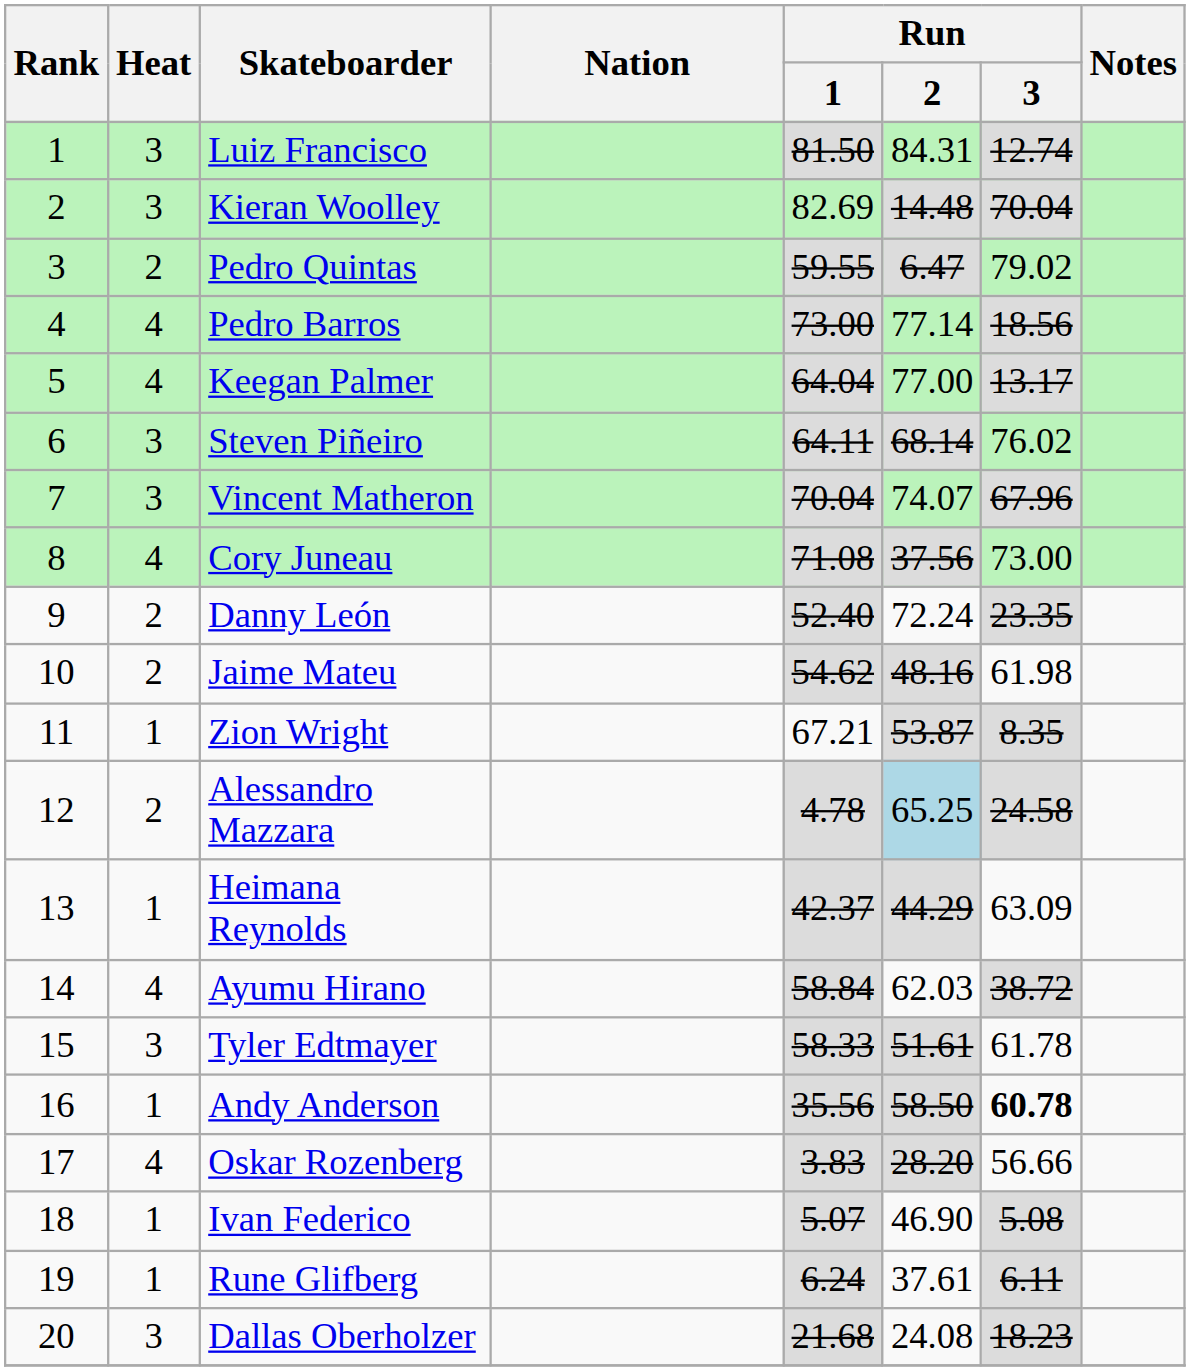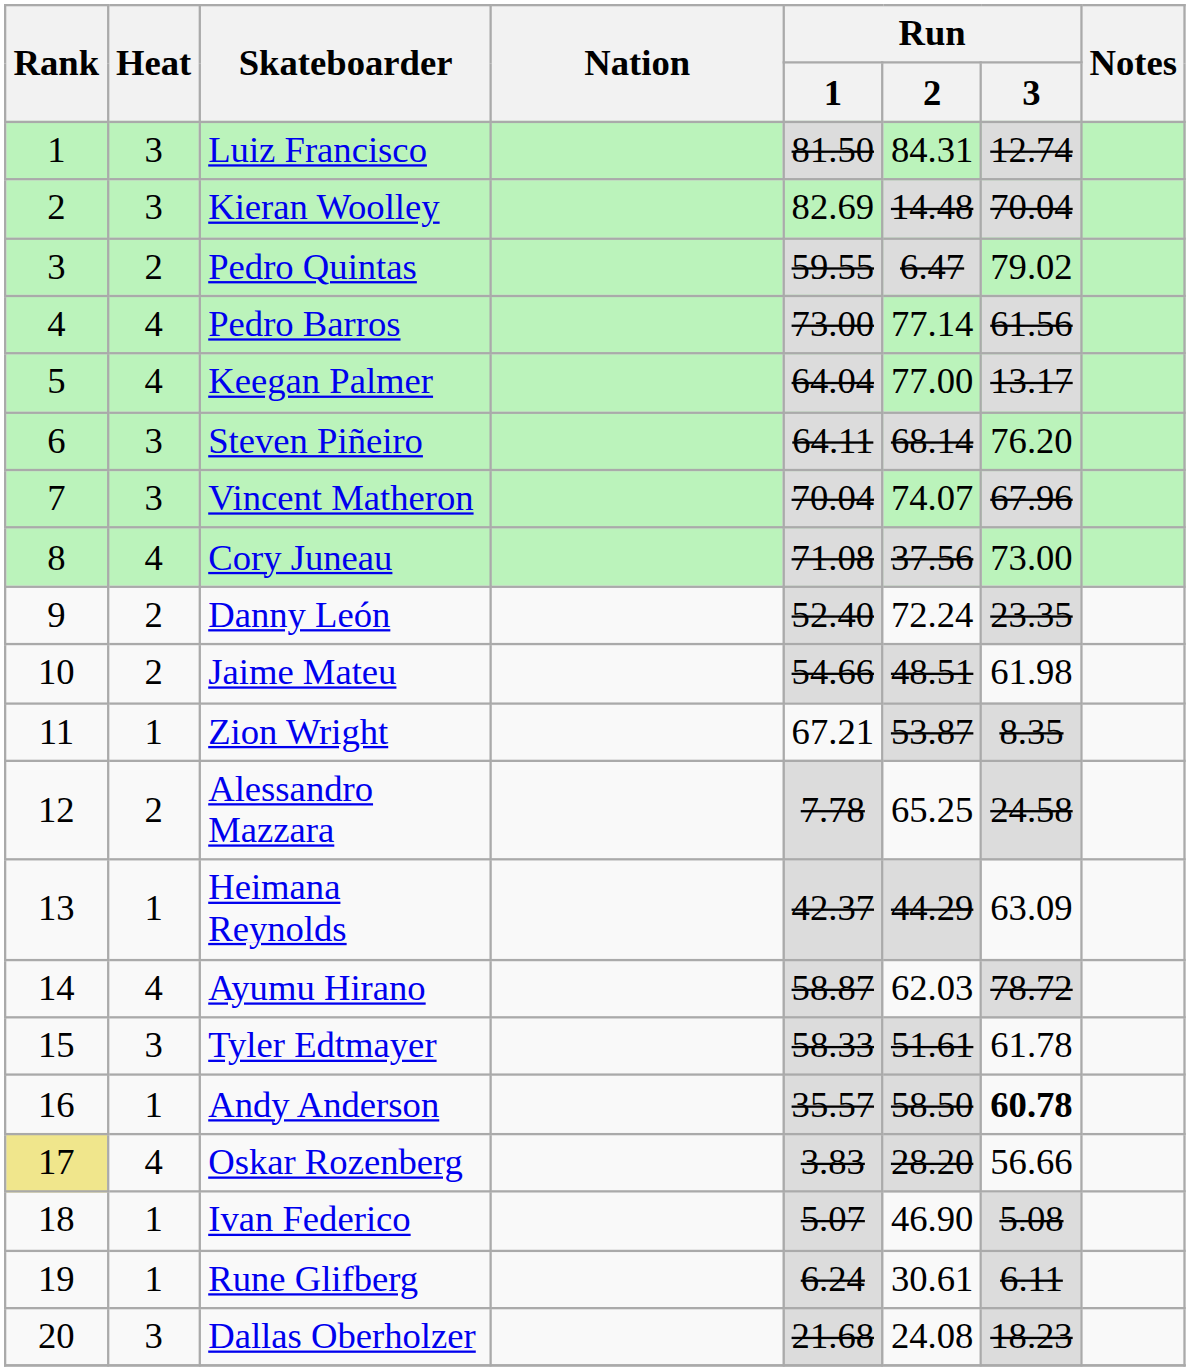(1031, 324) 18.56 -> (1031, 324) 61.56
(1031, 440) 76.02 -> (1031, 440) 76.20
(833, 672) 54.62 -> (833, 672) 54.66
(932, 672) 48.16 -> (932, 672) 48.51
(833, 809) 4.78 -> (833, 809) 7.78
(932, 809) lightblue background -> (932, 809) no background
(833, 987) 58.84 -> (833, 987) 58.87
(1031, 987) 38.72 -> (1031, 987) 78.72
(833, 1103) 35.56 -> (833, 1103) 35.57
(56, 1161) no background -> (56, 1161) khaki background
(932, 1278) 37.61 -> (932, 1278) 30.61
